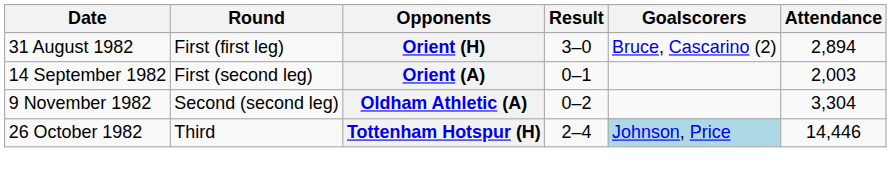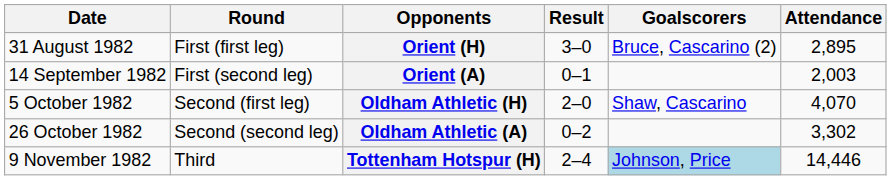(833, 47) 2,894 -> (833, 47) 2,895
+ row: (444, 103)
(80, 103) 9 November 1982 -> (75, 132) 26 October 1982
(833, 103) 3,304 -> (833, 132) 3,302
(75, 132) 26 October 1982 -> (80, 160) 9 November 1982
